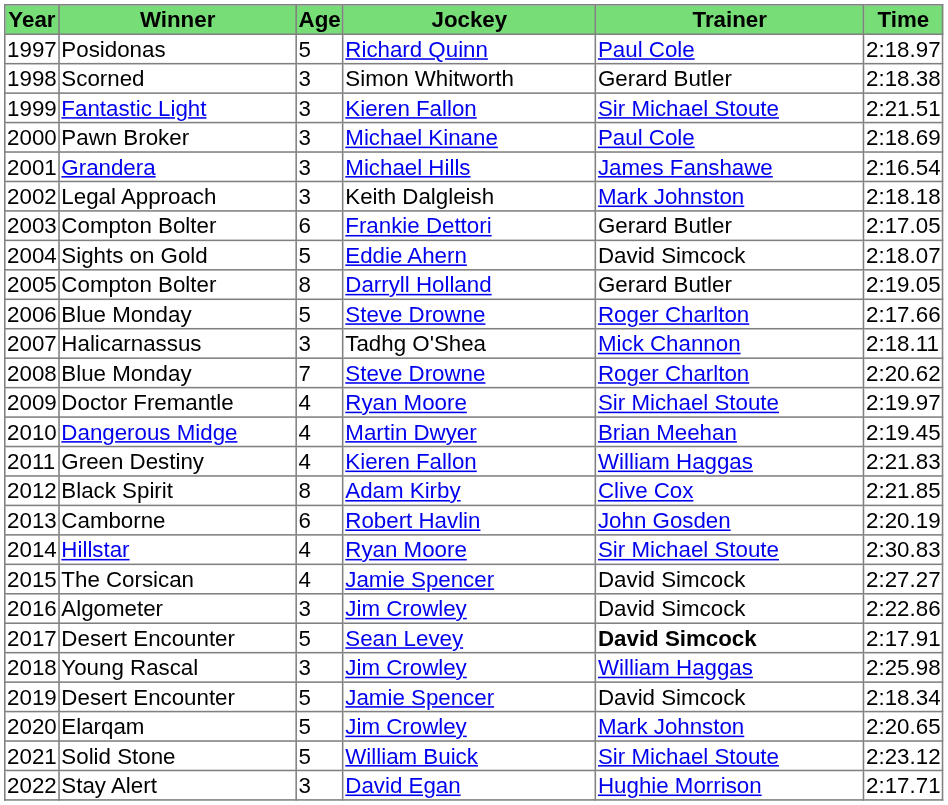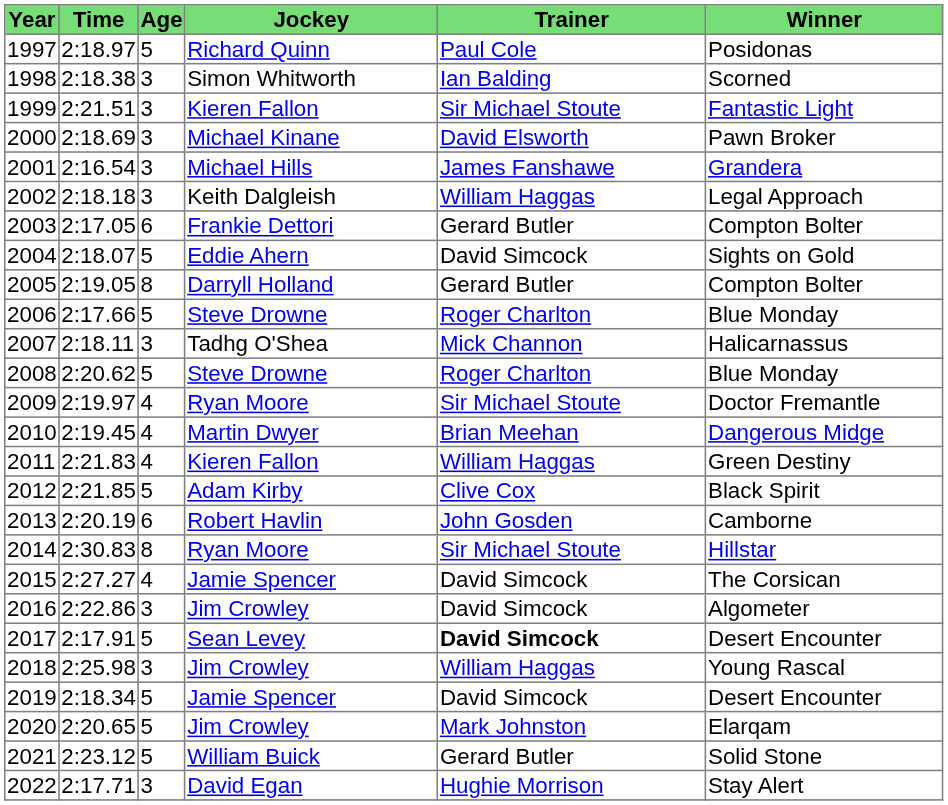columns swapped: (178, 20) <-> (903, 20)
(665, 78) Gerard Butler -> (496, 78) Ian Balding
(646, 137) Paul Cole -> (514, 137) David Elsworth
(671, 196) Mark Johnston -> (517, 196) William Haggas
(305, 373) 7 -> (147, 373) 5
(305, 491) 8 -> (147, 491) 5
(305, 550) 4 -> (147, 550) 8
(688, 756) Sir Michael Stoute -> (507, 756) Gerard Butler
